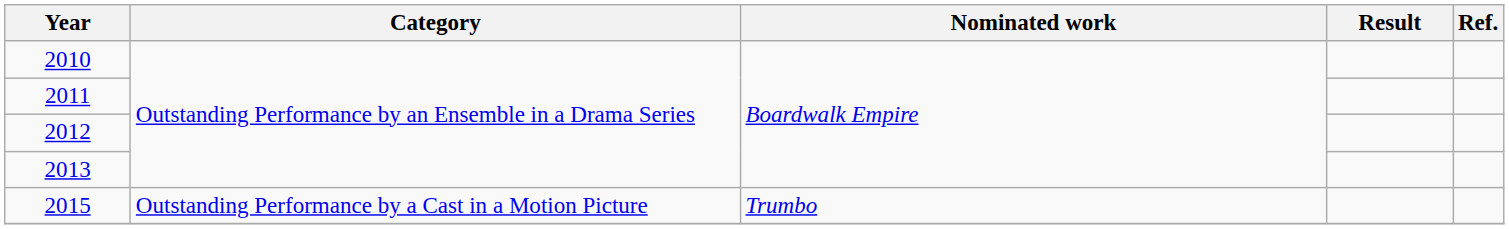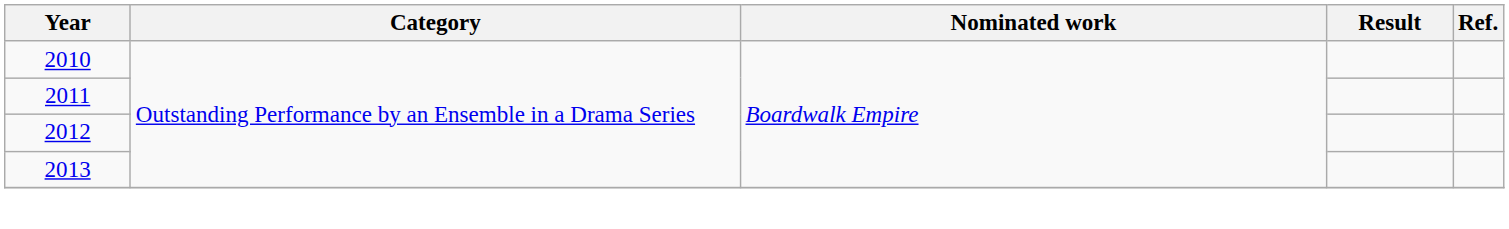- row: (68, 205)
